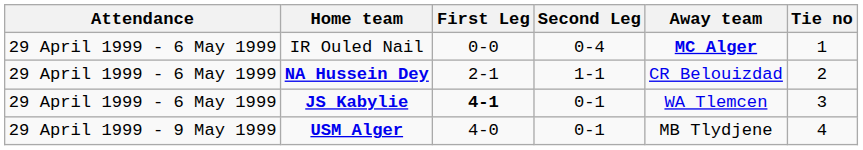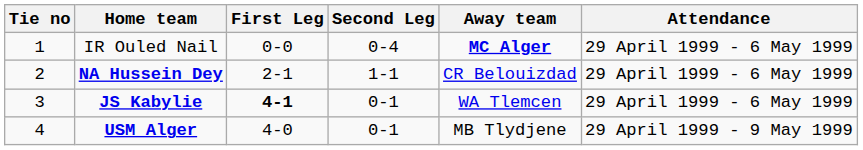columns swapped: (822, 19) <-> (143, 19)
